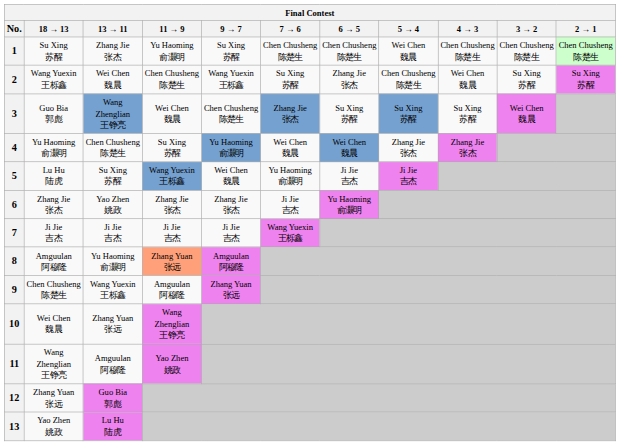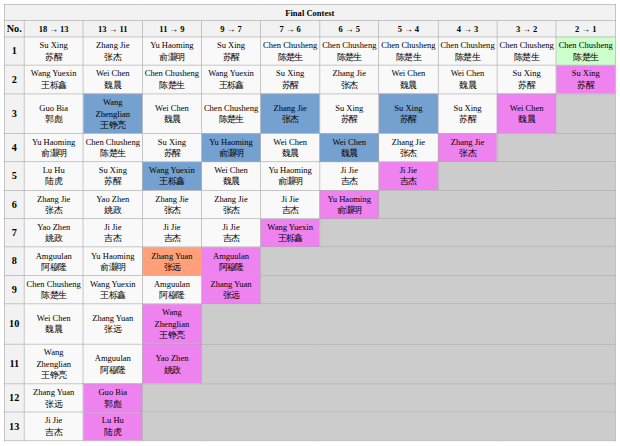(408, 51) Wei Chen 魏晨 -> (408, 51) Chen Chusheng 陈楚生
(408, 79) Chen Chusheng 陈楚生 -> (408, 79) Wei Chen 魏晨
(54, 233) Ji Jie 吉杰 -> (54, 233) Yao Zhen 姚政
(54, 426) Yao Zhen 姚政 -> (54, 426) Ji Jie 吉杰
